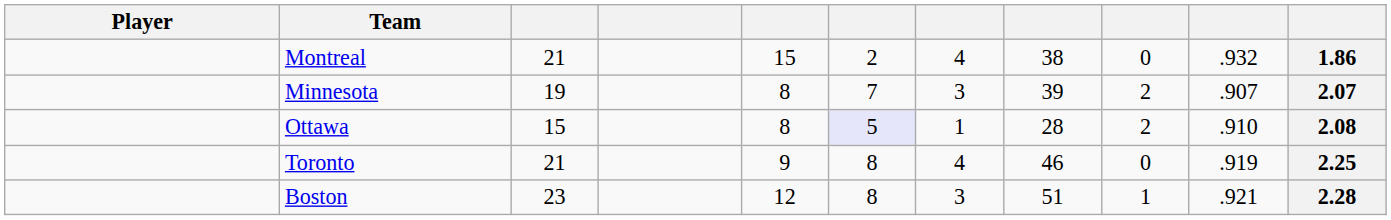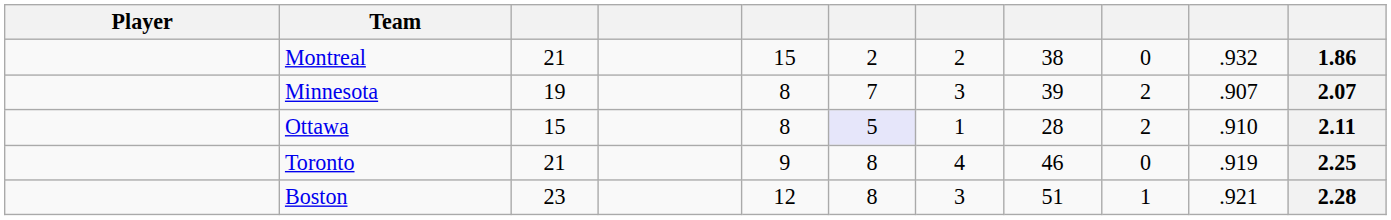(960, 57) 4 -> (960, 57) 2
(1337, 127) 2.08 -> (1337, 127) 2.11
